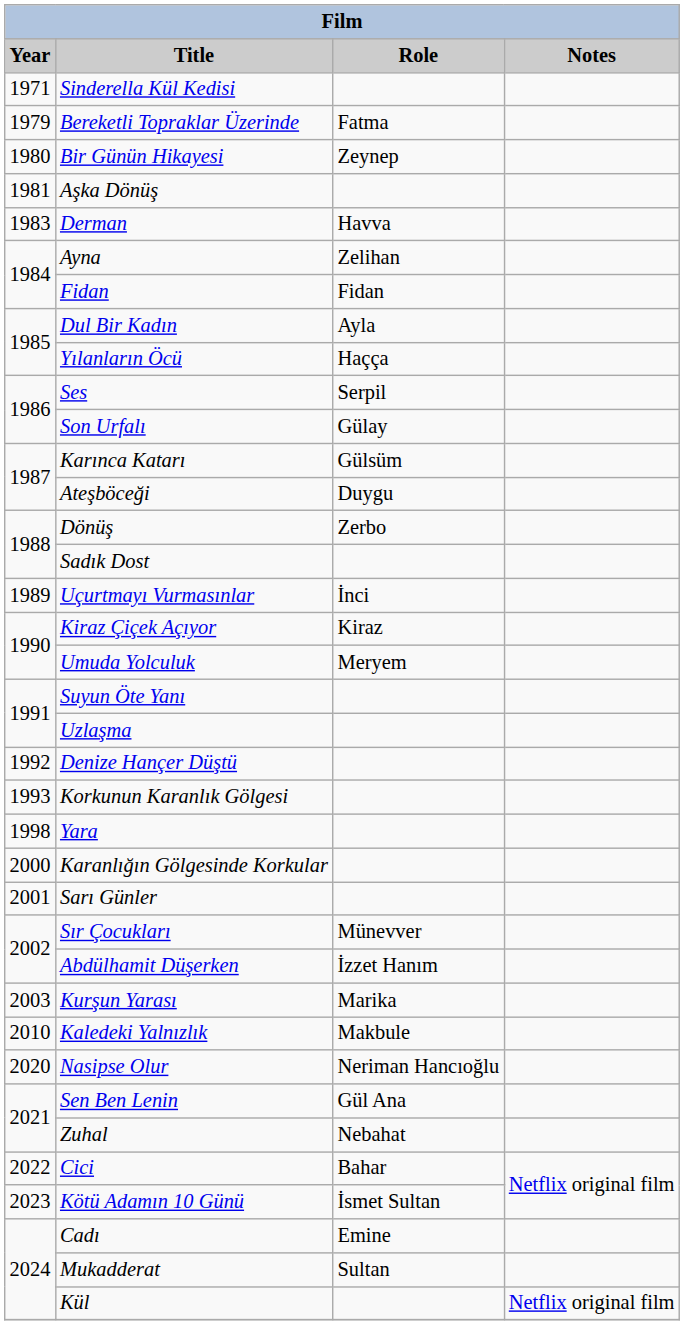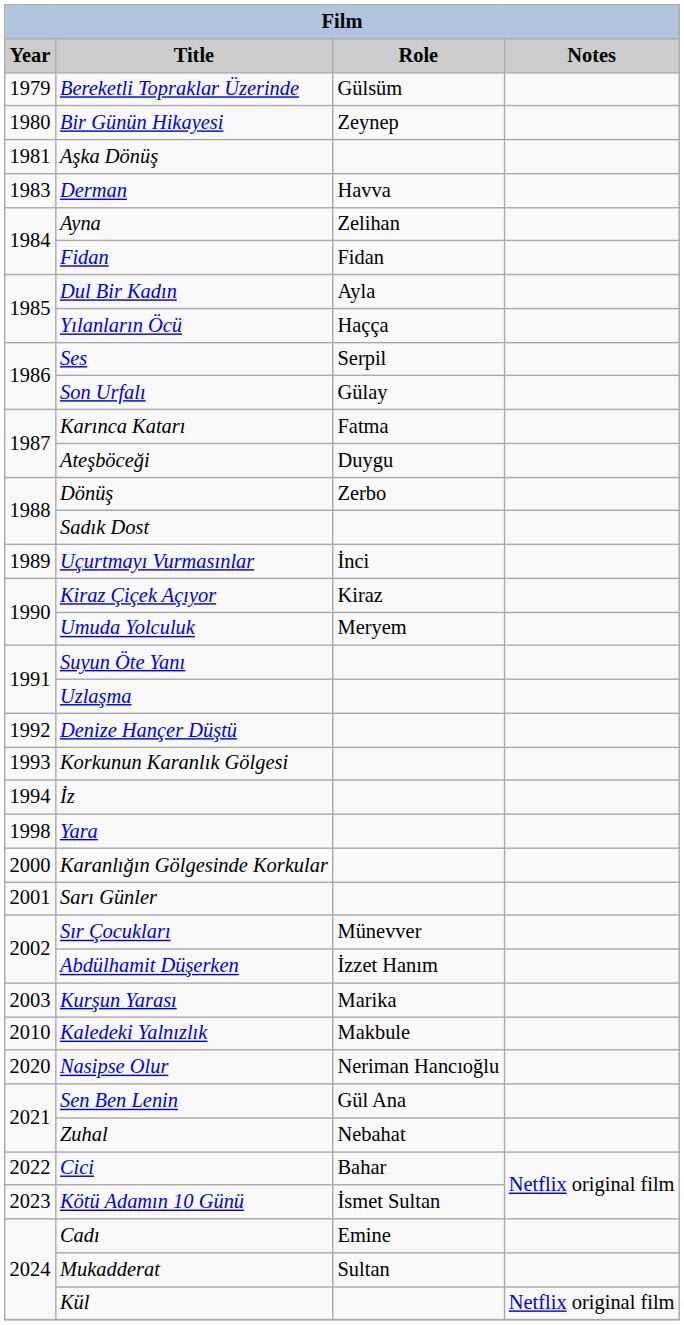- row: (148, 89)
(363, 122) Fatma -> (370, 89) Gülsüm
(370, 460) Gülsüm -> (363, 426) Fatma
+ row: (67, 797)
